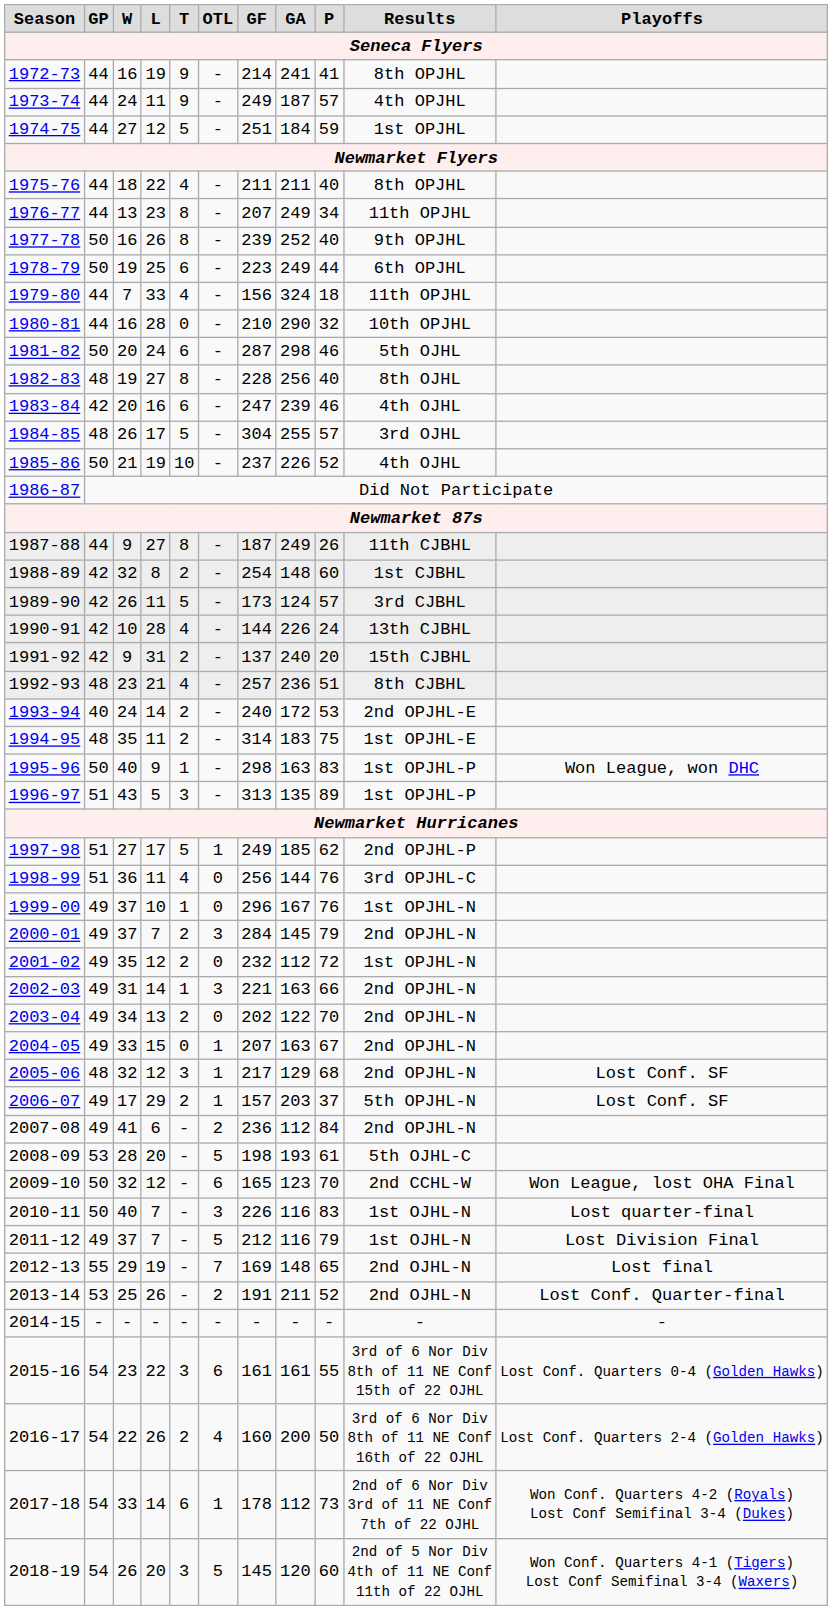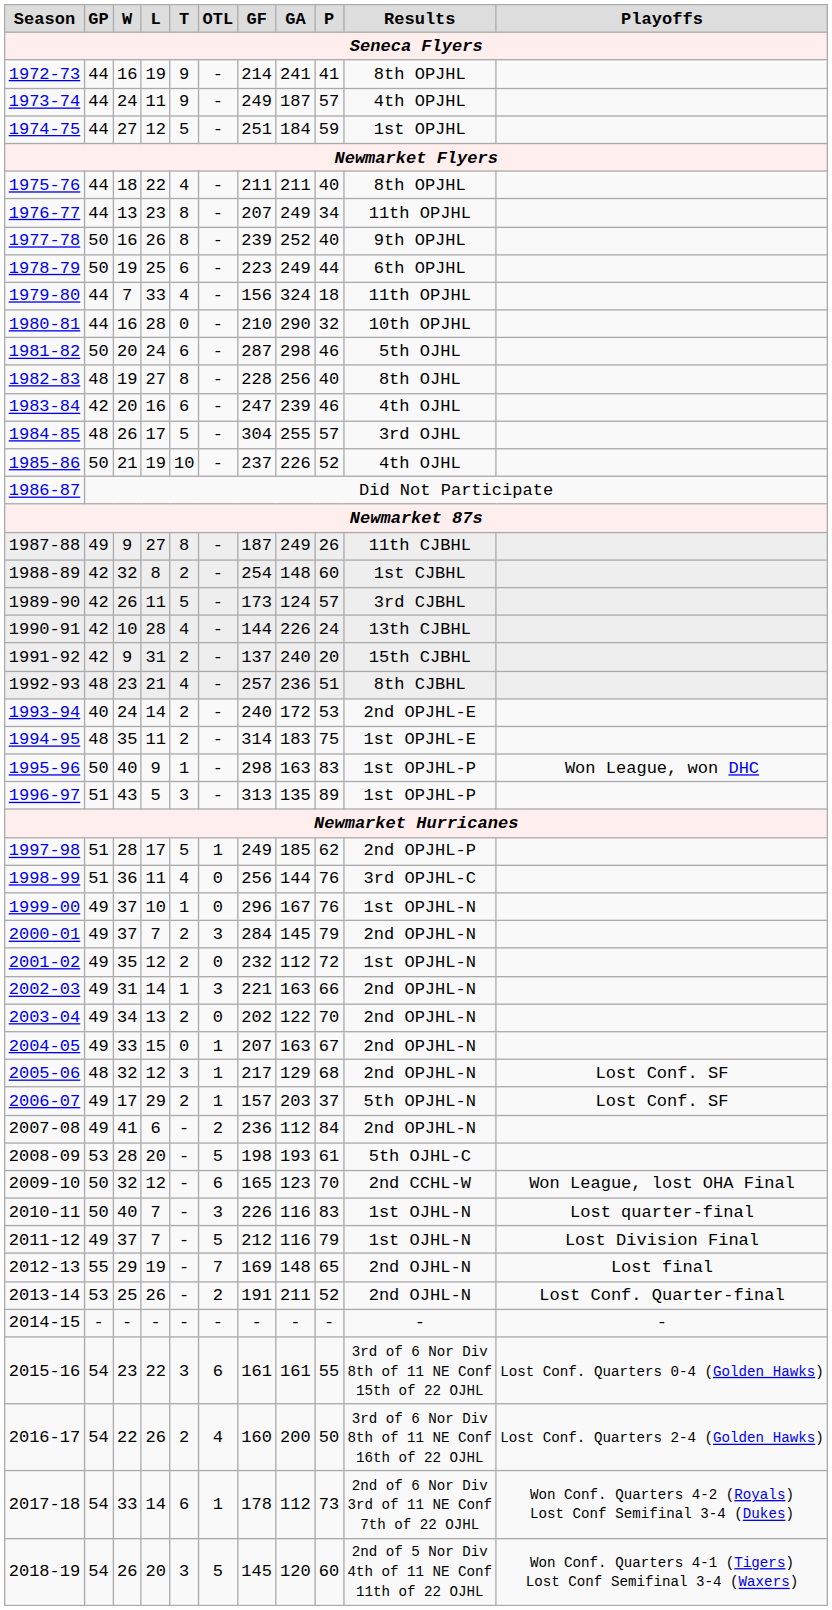(99, 546) 44 -> (99, 546) 49
(127, 851) 27 -> (127, 851) 28
